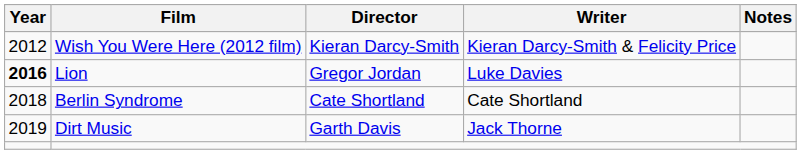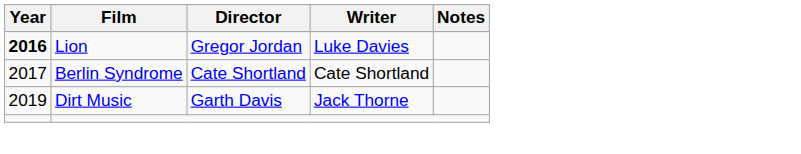- row: (178, 45)
(28, 100) 2018 -> (28, 73) 2017
